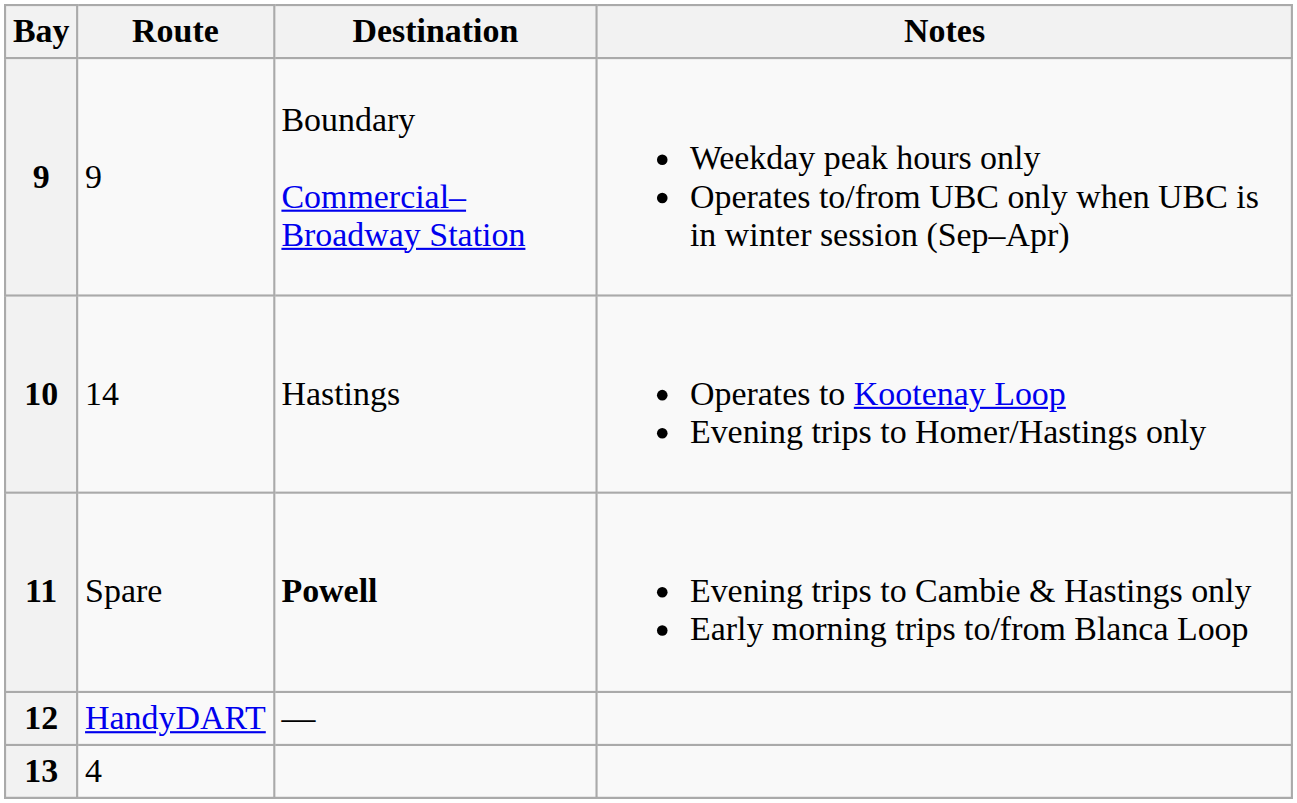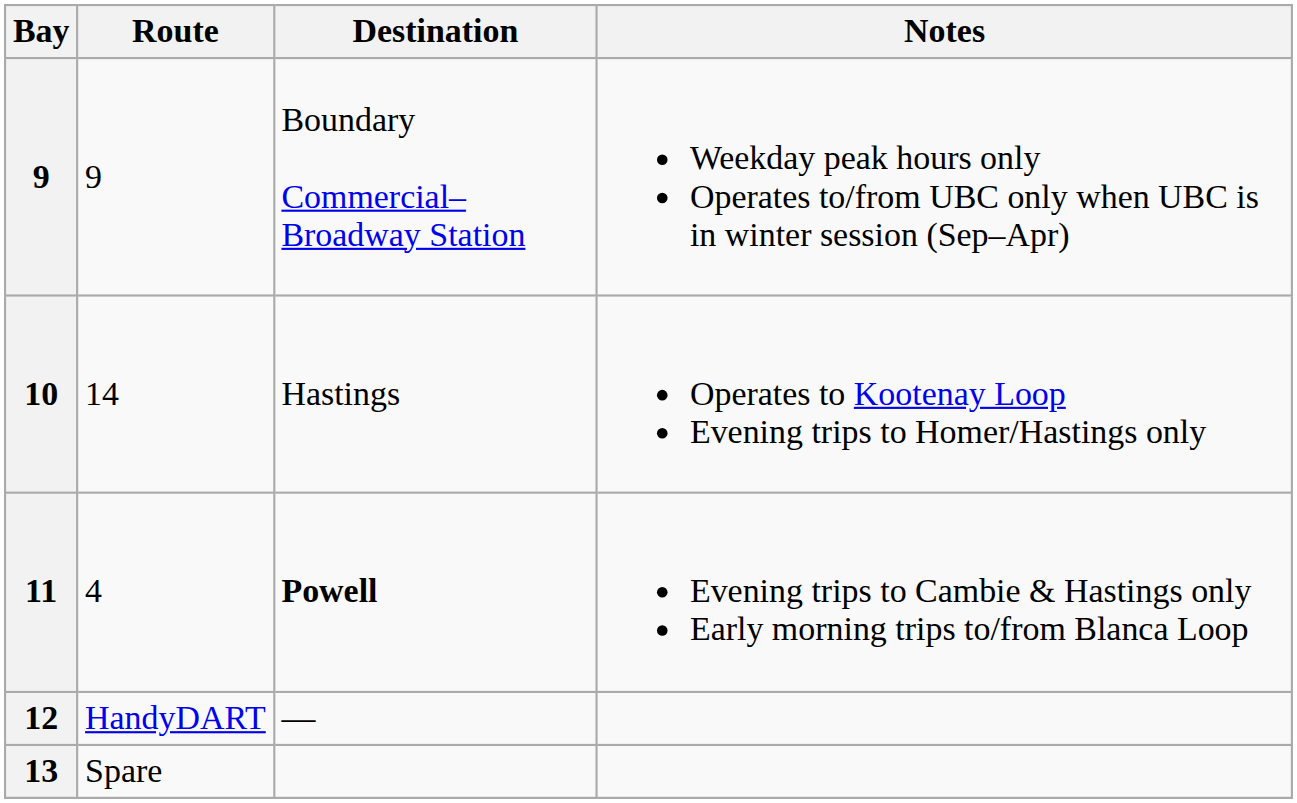(124, 591) Spare -> (94, 591) 4
(94, 771) 4 -> (124, 771) Spare
